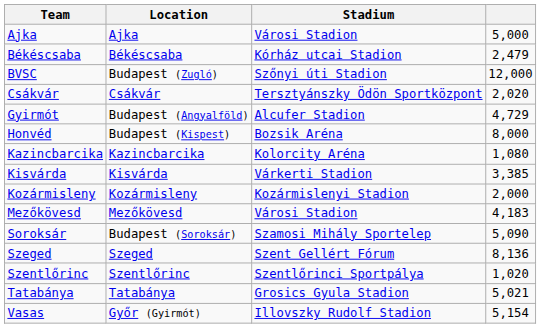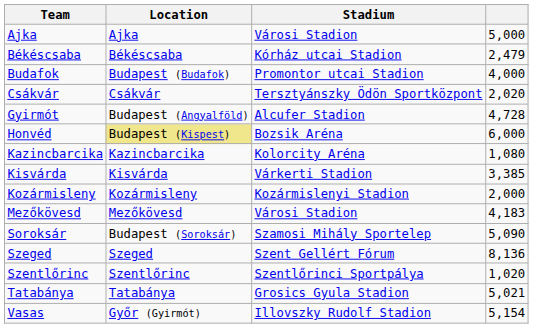+ row: (33, 74)
- row: (22, 74)
(510, 114) 4,729 -> (507, 114) 4,728
(170, 134) no background -> (170, 134) khaki background
(510, 134) 8,000 -> (507, 134) 6,000
